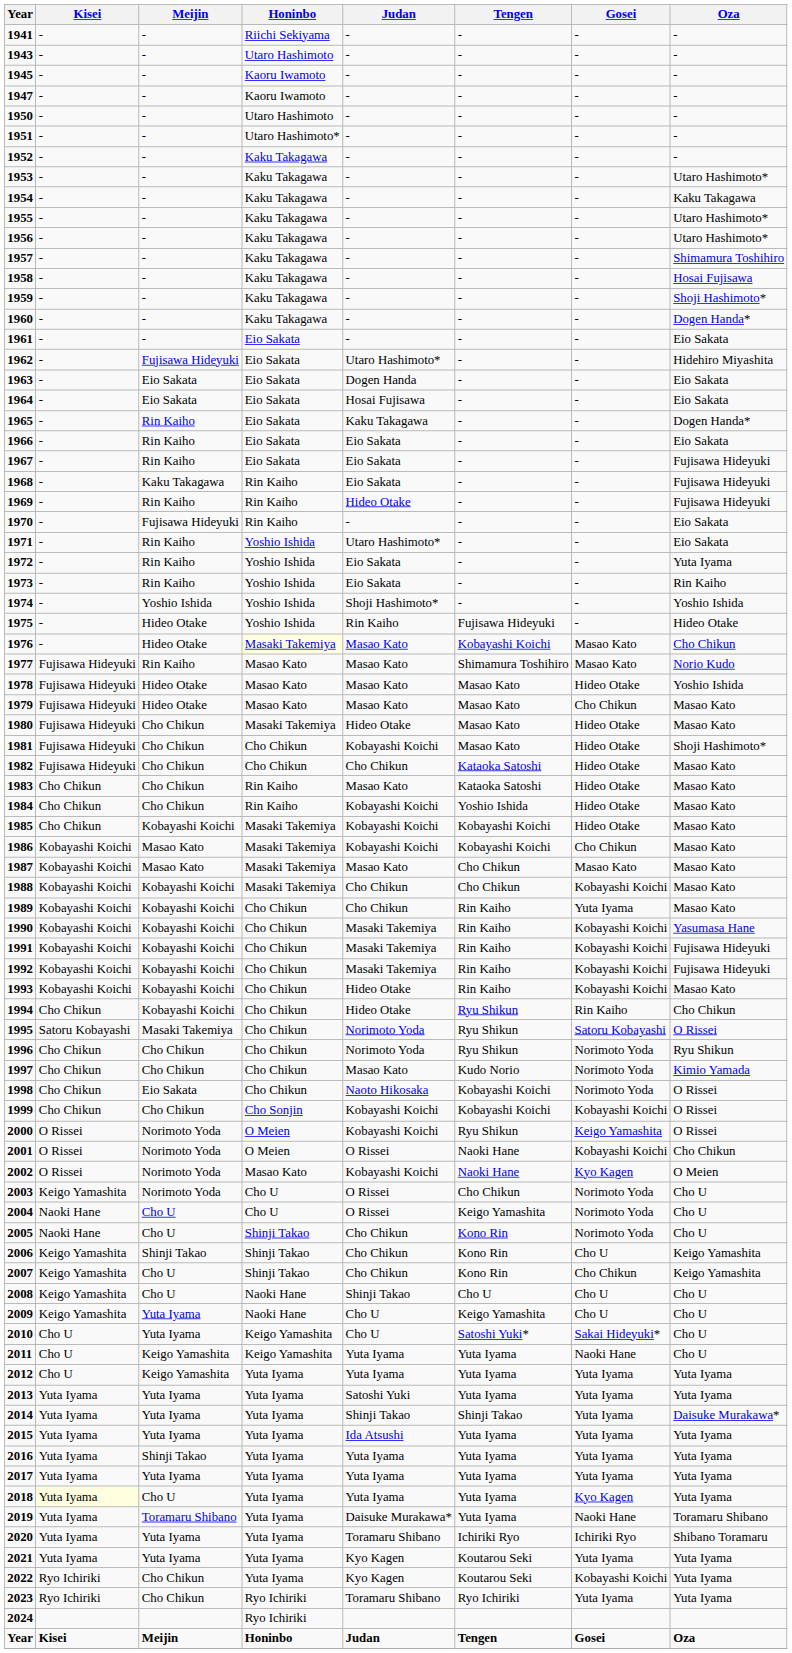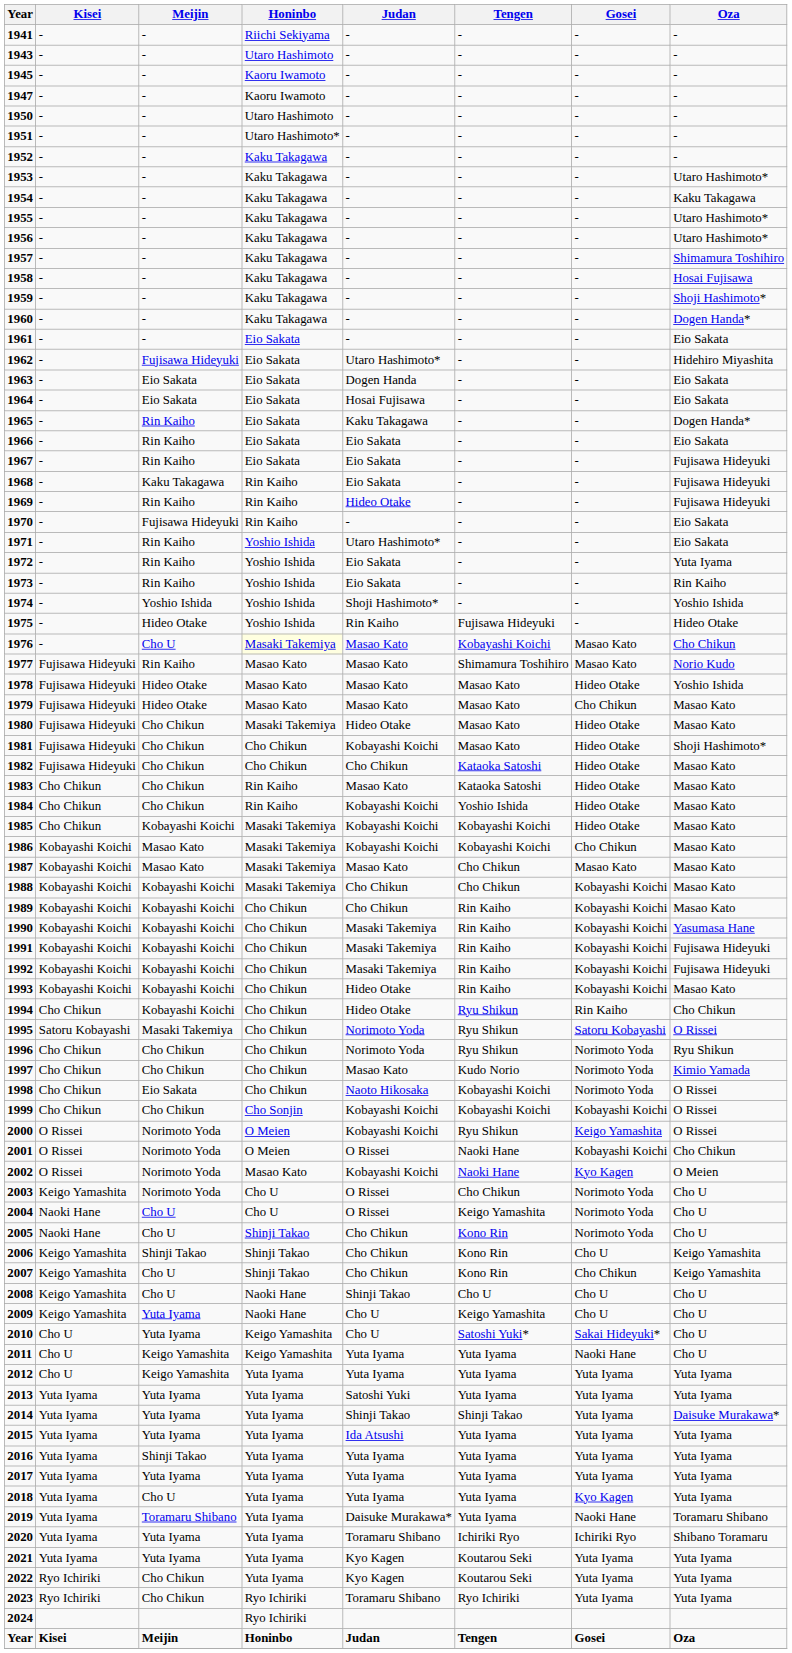(174, 643) Hideo Otake -> (159, 643) Cho U
(604, 907) Yuta Iyama -> (621, 907) Kobayashi Koichi
(68, 1496) lightyellow background -> (68, 1496) no background
(621, 1577) Kobayashi Koichi -> (604, 1577) Yuta Iyama
